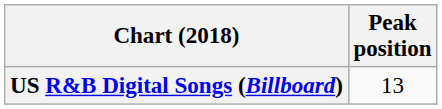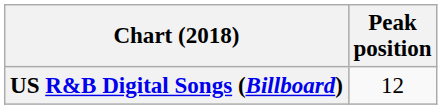(393, 85) 13 -> (393, 85) 12
